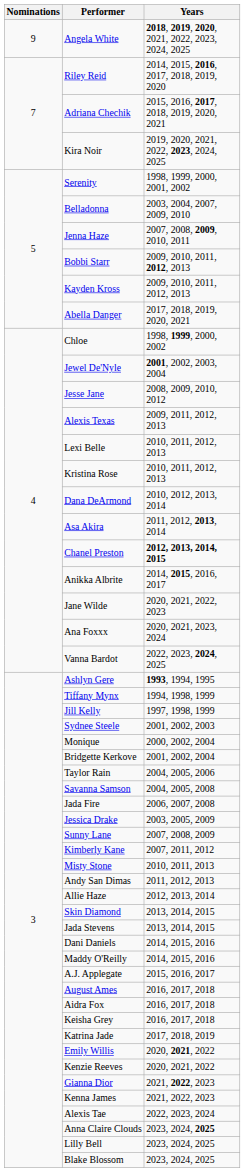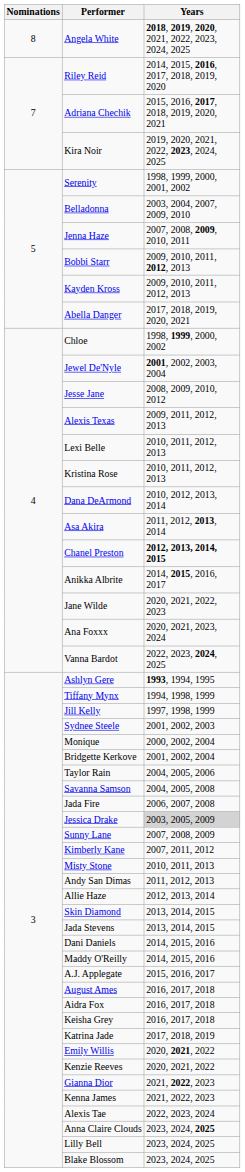(33, 38) 9 -> (33, 38) 8
(180, 819) no background -> (180, 819) lightgrey background
